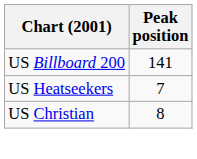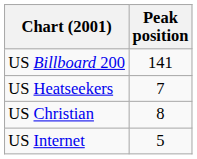+ row: (47, 140)
